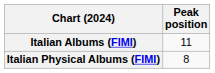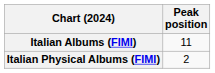(186, 59) 8 -> (186, 59) 2
